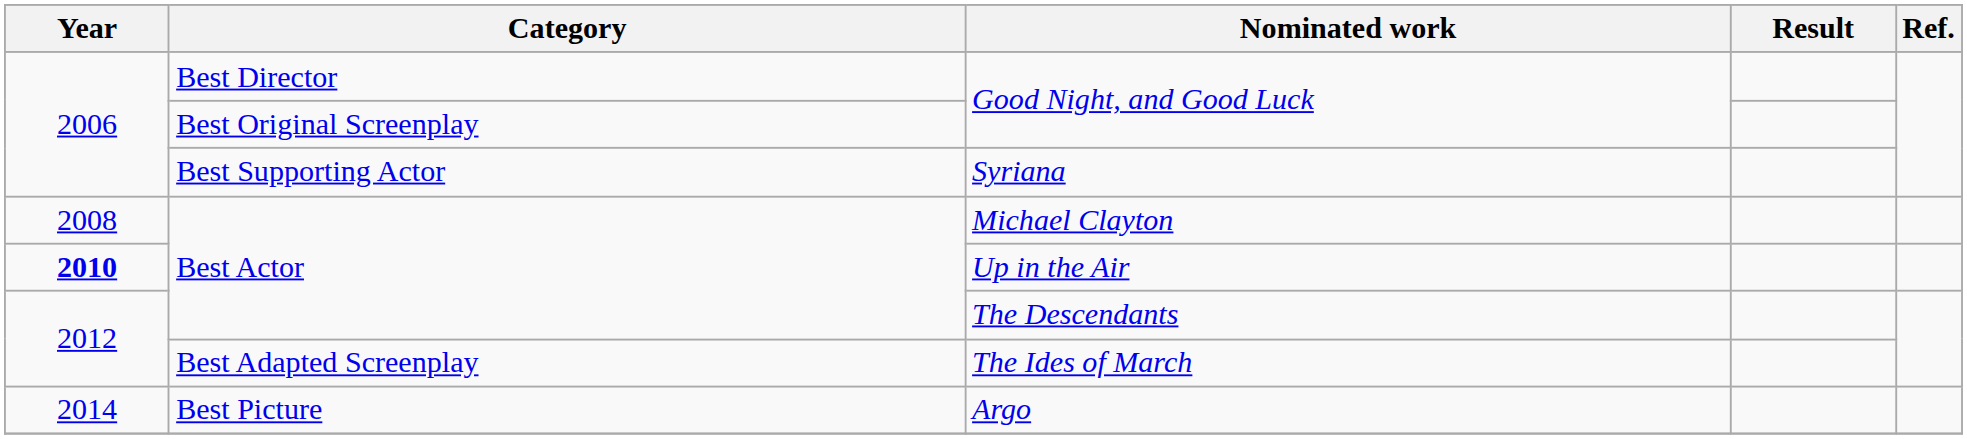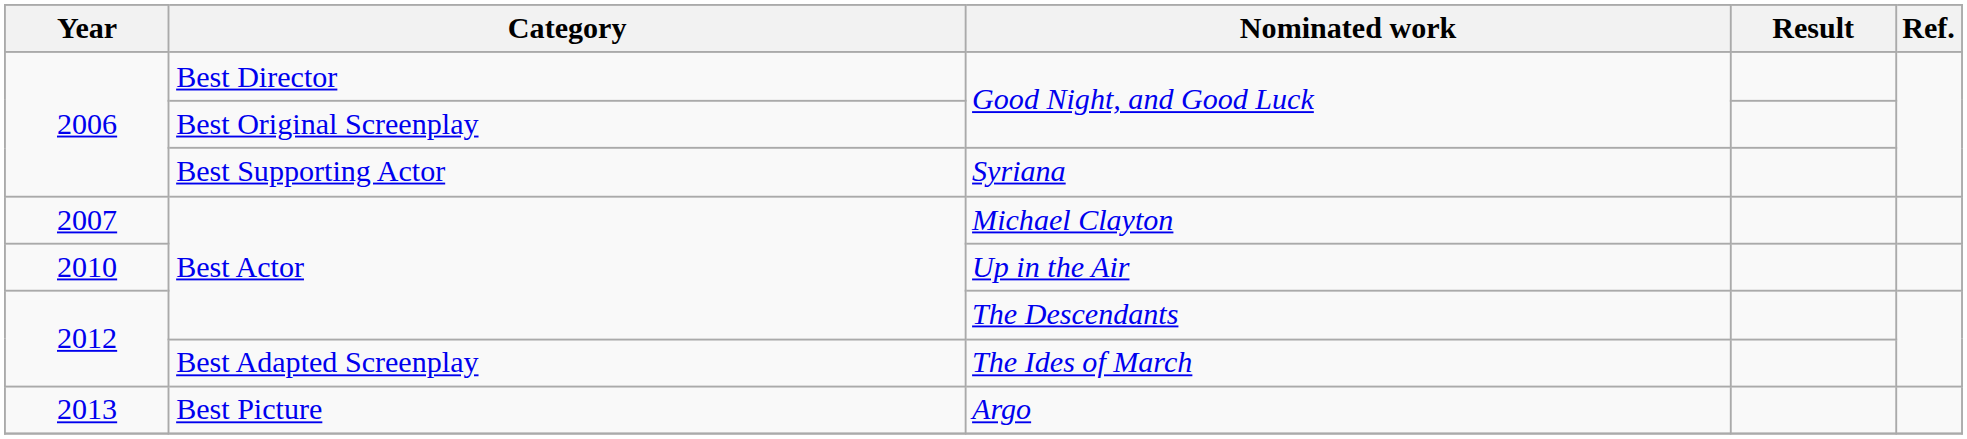(87, 219) 2008 -> (87, 219) 2007
(87, 266) bold -> (87, 266) normal
(87, 409) 2014 -> (87, 409) 2013
